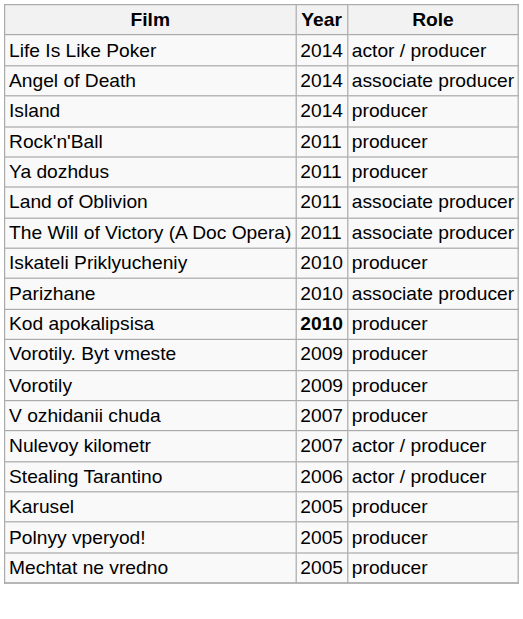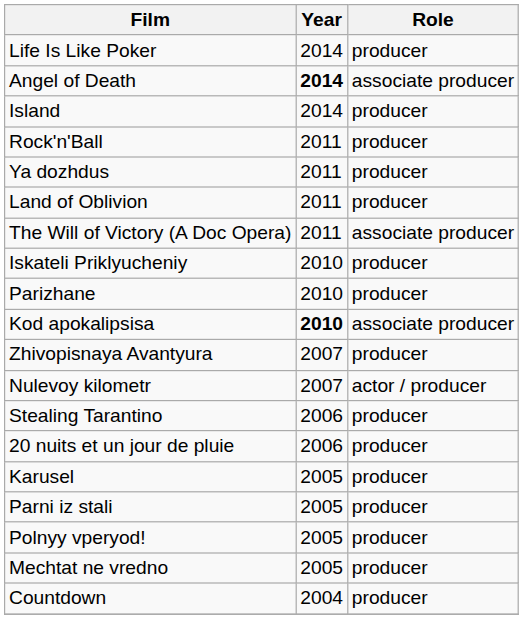(419, 50) actor / producer -> (390, 50) producer
(322, 80) normal -> (322, 80) bold
(433, 202) associate producer -> (390, 202) producer
(433, 293) associate producer -> (390, 293) producer
(390, 324) producer -> (433, 324) associate producer
- row: (93, 354)
- row: (41, 385)
- row: (85, 415)
+ row: (111, 354)
(419, 476) actor / producer -> (390, 415) producer
+ row: (122, 446)
+ row: (61, 506)
+ row: (58, 598)
